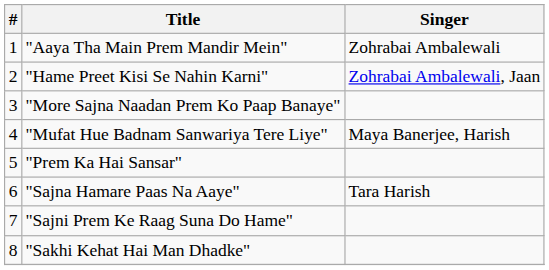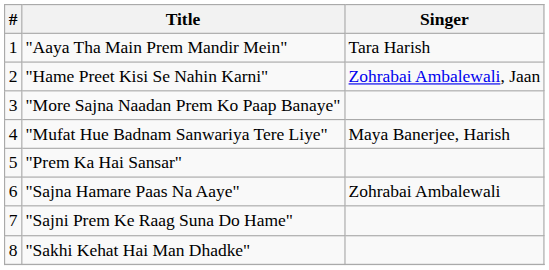(424, 47) Zohrabai Ambalewali -> (389, 47) Tara Harish
(389, 192) Tara Harish -> (424, 192) Zohrabai Ambalewali
